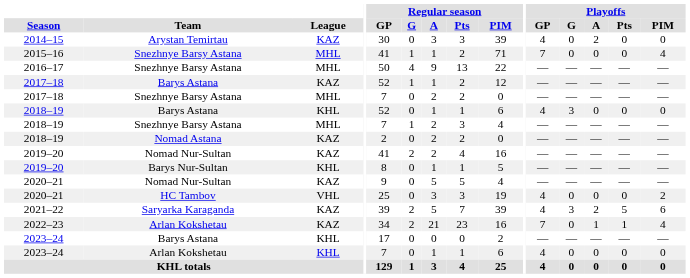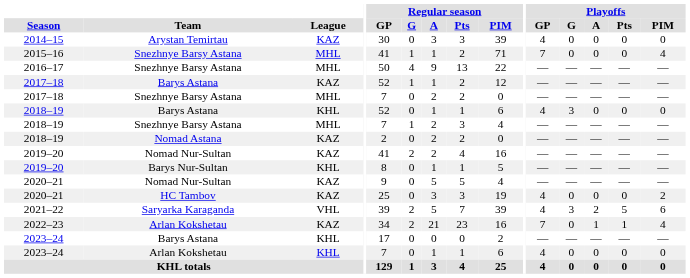(596, 39) 2 -> (596, 39) 0
(328, 195) VHL -> (328, 195) KAZ
(328, 210) KAZ -> (328, 210) VHL
